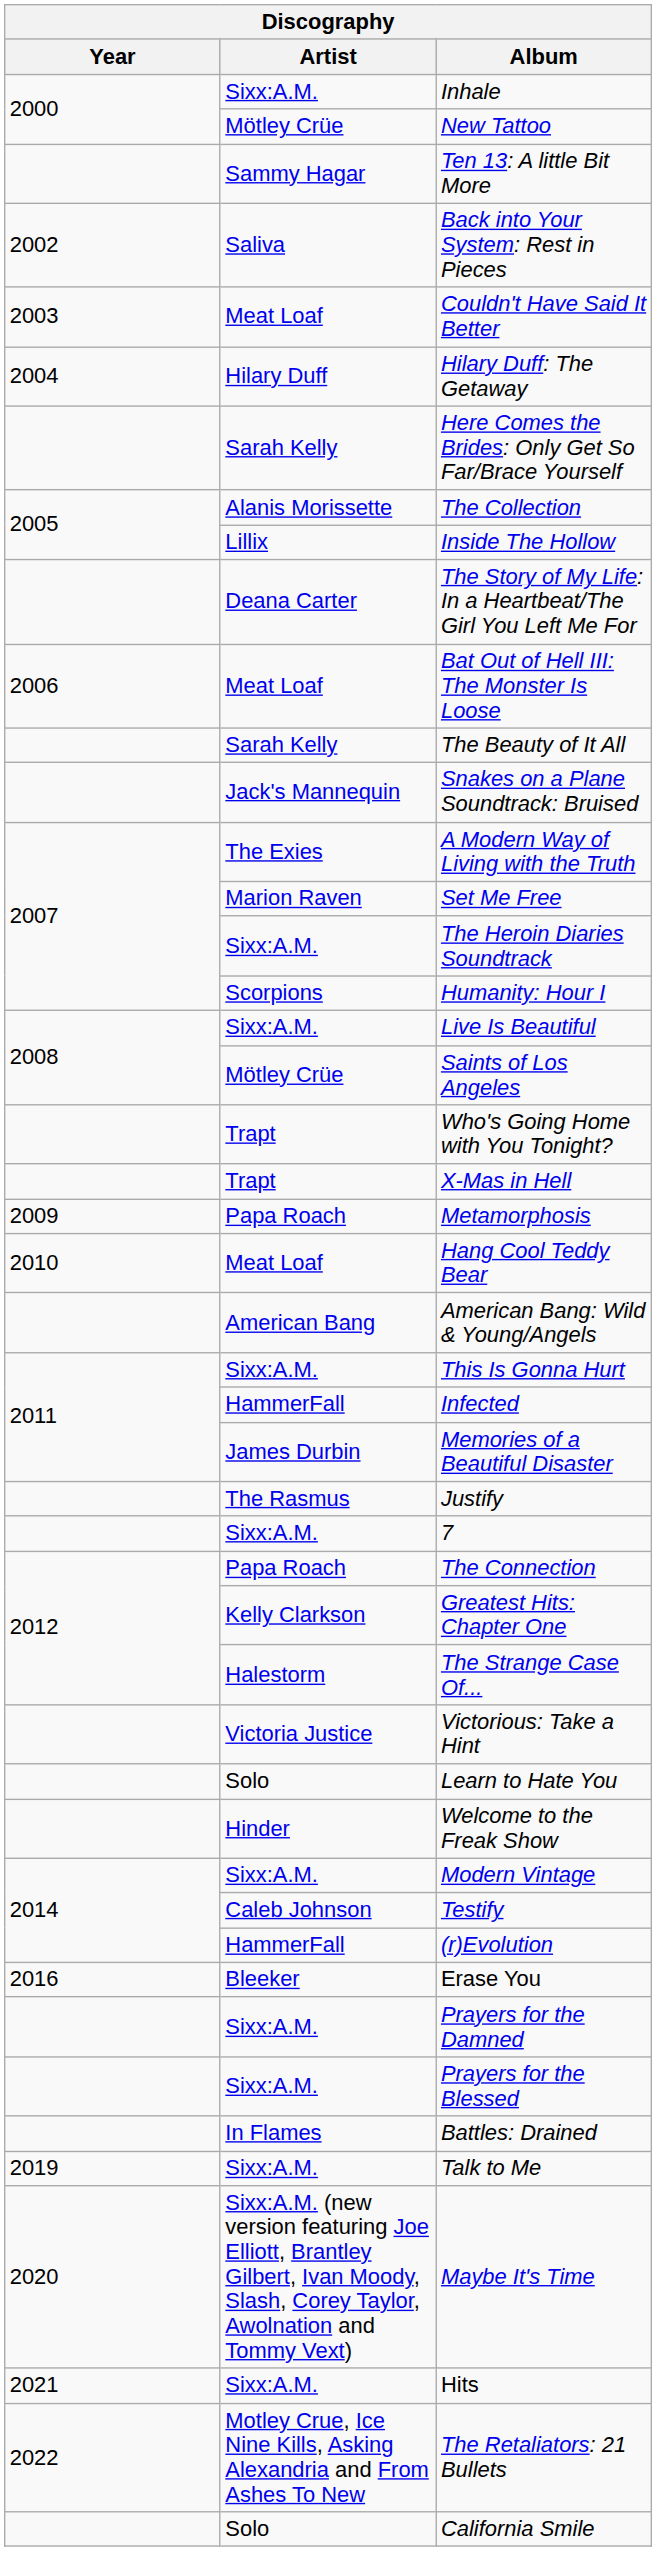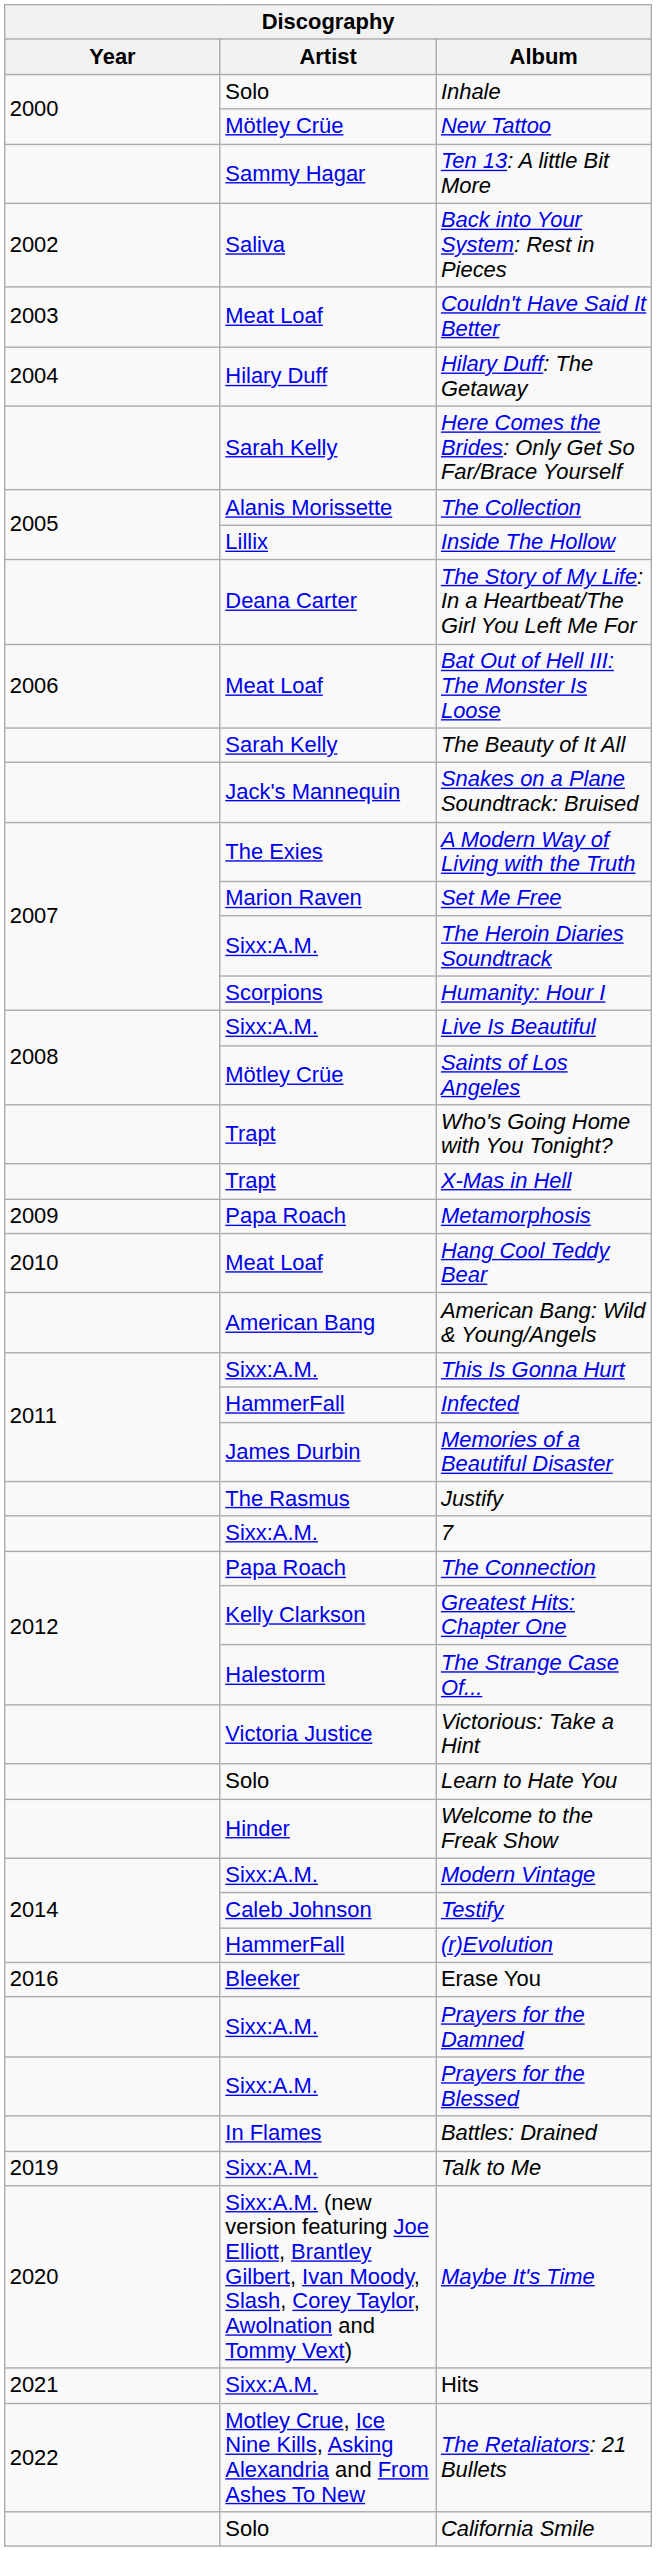(272, 91) Sixx:A.M. -> (247, 91) Solo
